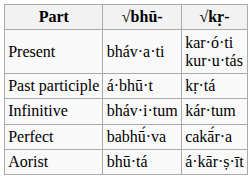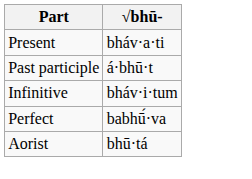- column: (214, 17)
